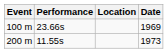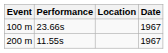(151, 27) 1969 -> (151, 27) 1967
(151, 41) 1973 -> (151, 41) 1967
